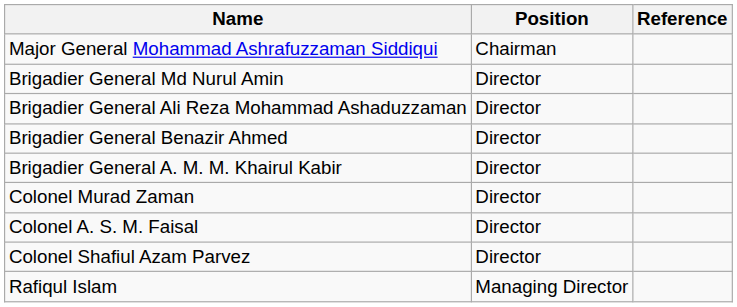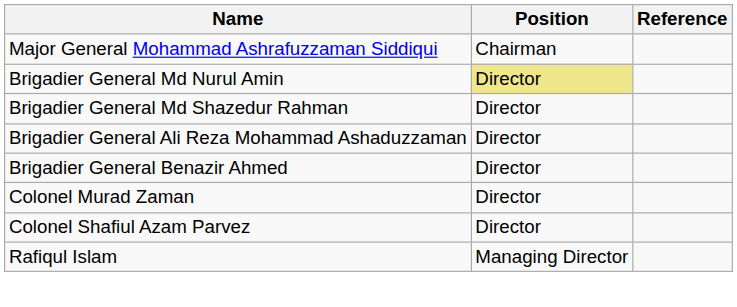(508, 78) no background -> (508, 78) khaki background
+ row: (179, 108)
- row: (175, 167)
- row: (104, 227)
